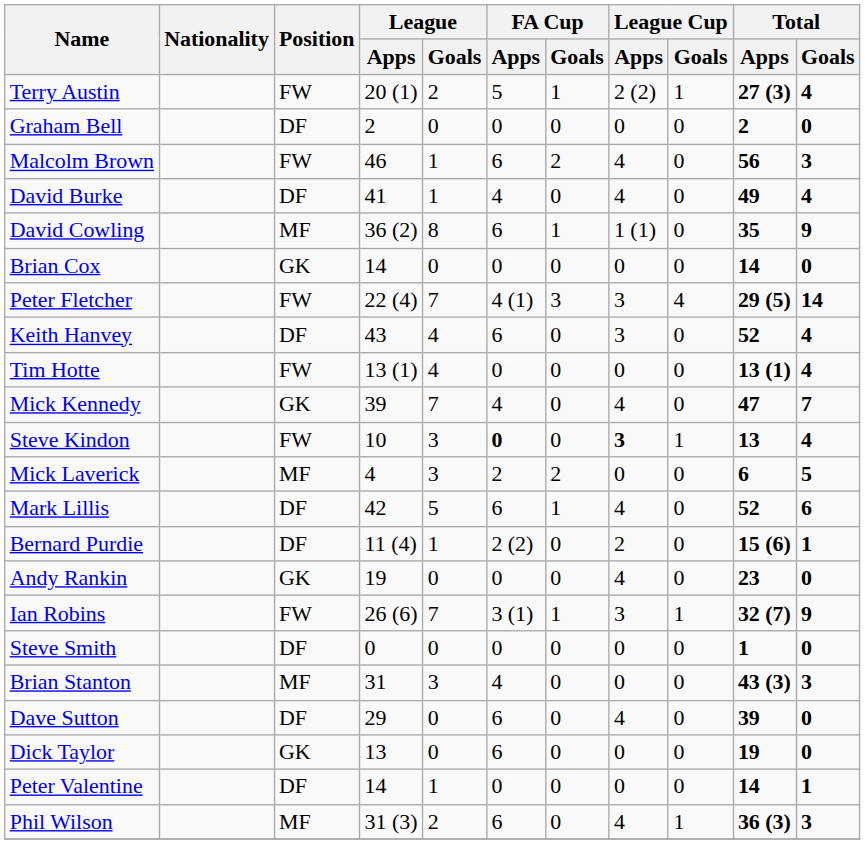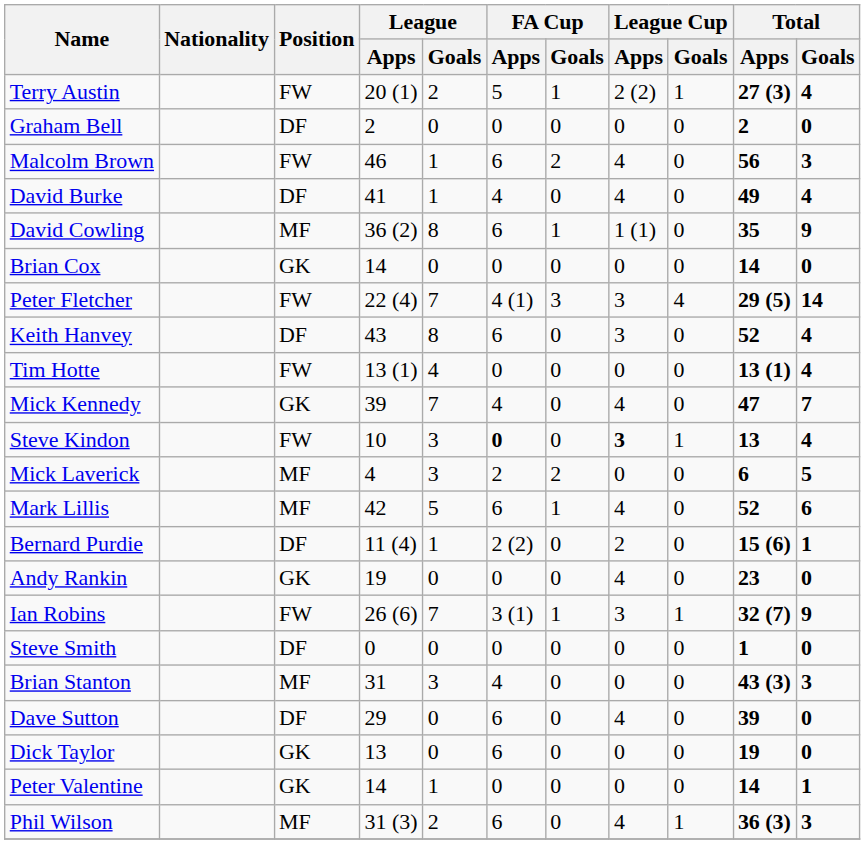(433, 334) 4 -> (433, 334) 8
(293, 508) DF -> (295, 508) MF
(293, 786) DF -> (295, 786) GK
